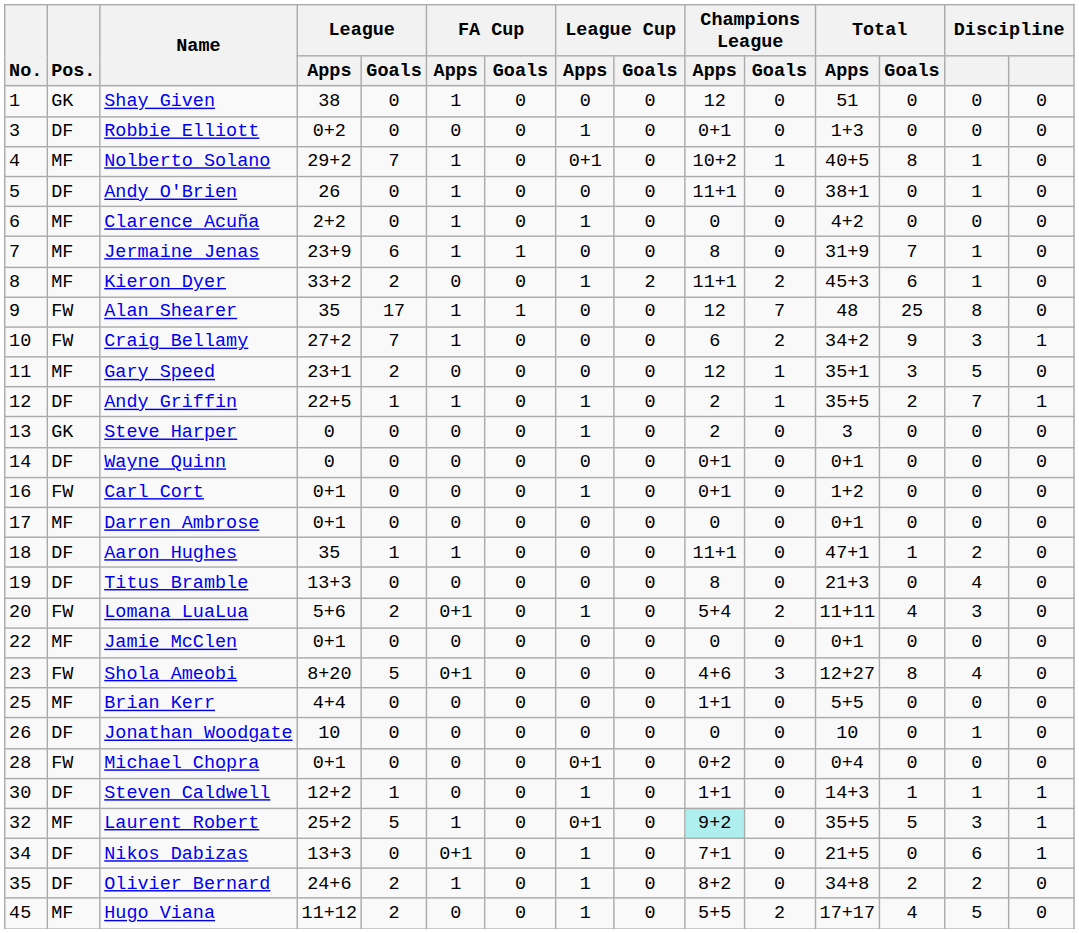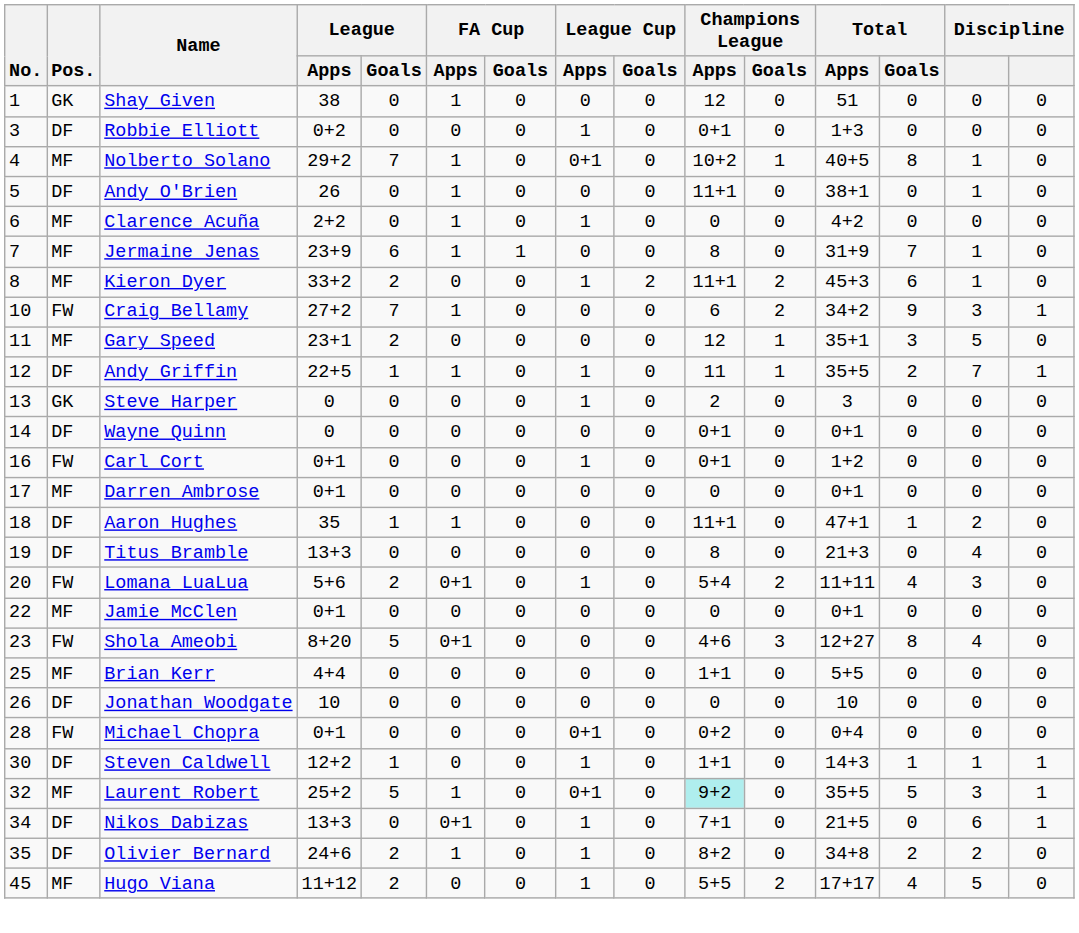- row: (171, 312)
(715, 402) 2 -> (715, 372) 11
(977, 733) 1 -> (977, 703) 0
